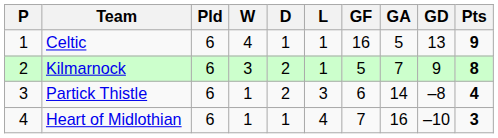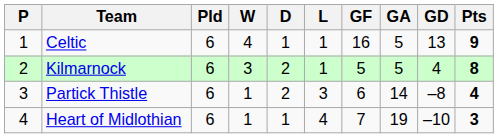(399, 68) 7 -> (399, 68) 5
(436, 68) 9 -> (436, 68) 4
(399, 119) 16 -> (399, 119) 19
